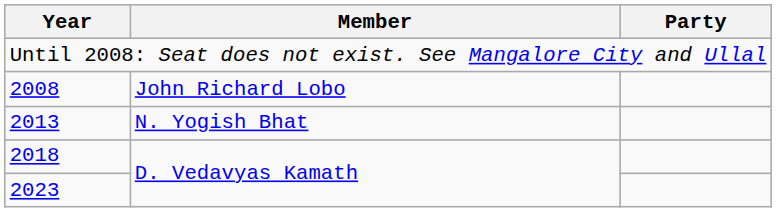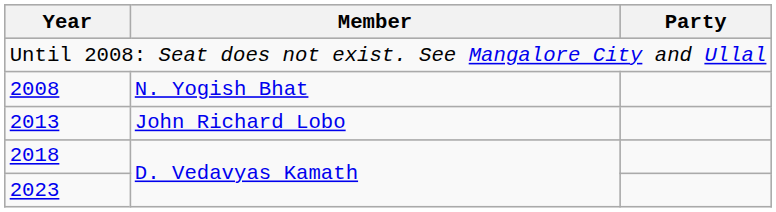(240, 89) John Richard Lobo -> (222, 89) N. Yogish Bhat
(222, 123) N. Yogish Bhat -> (240, 123) John Richard Lobo
